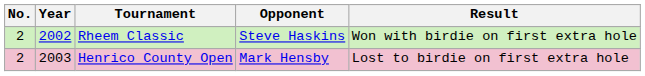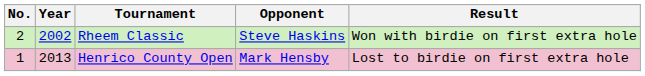(20, 60) 2 -> (20, 60) 1
(55, 60) 2003 -> (55, 60) 2013
